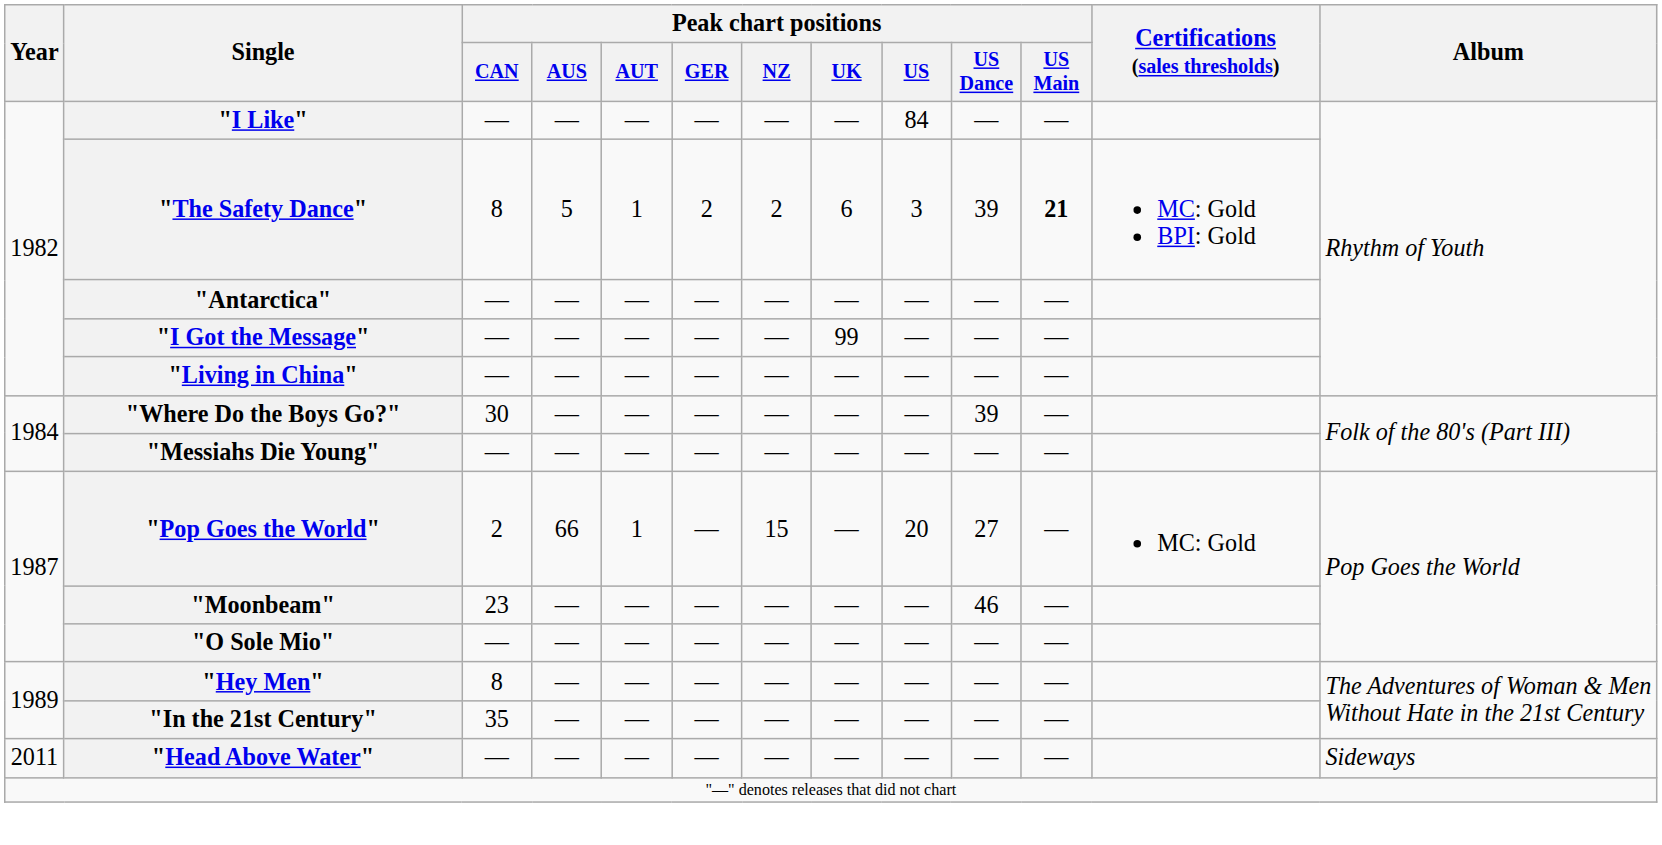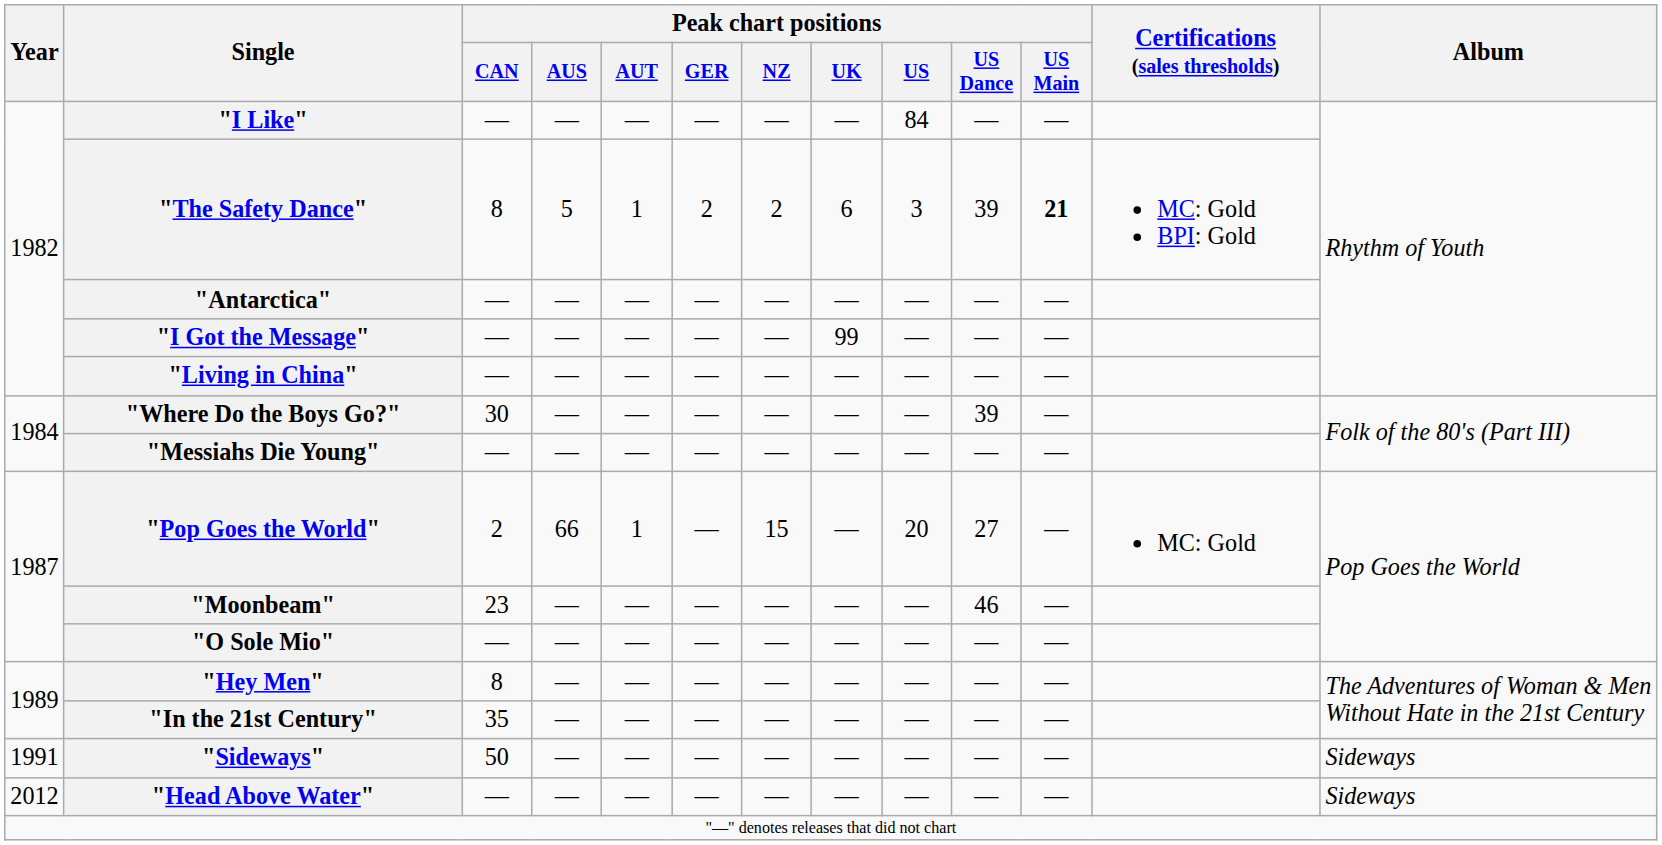+ row: (263, 757)
(34, 757) 2011 -> (34, 796) 2012
